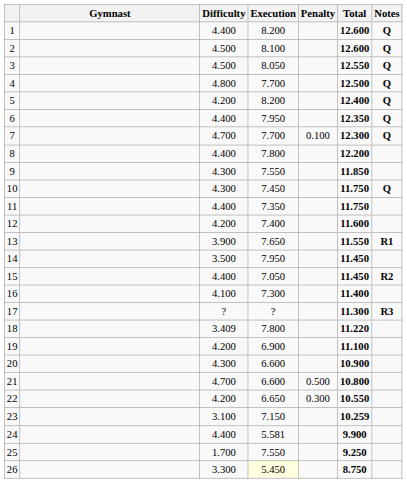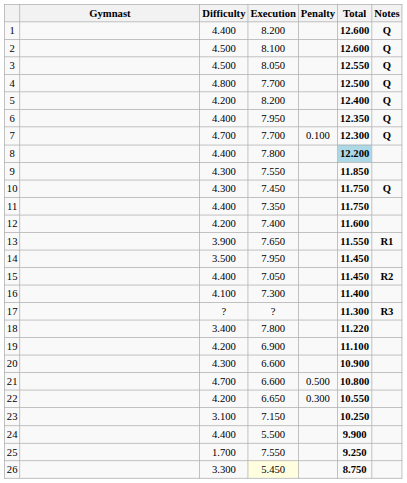(355, 153) no background -> (355, 153) lightblue background
(224, 329) 3.409 -> (224, 329) 3.400
(355, 416) 10.259 -> (355, 416) 10.250
(273, 434) 5.581 -> (273, 434) 5.500
